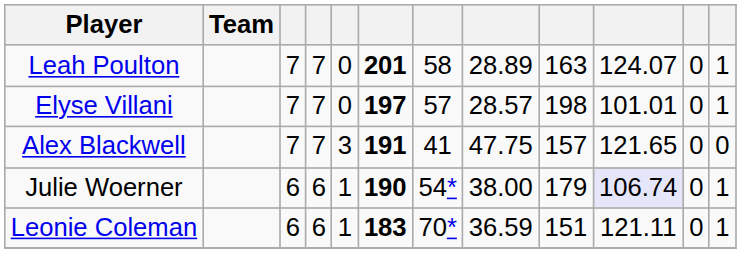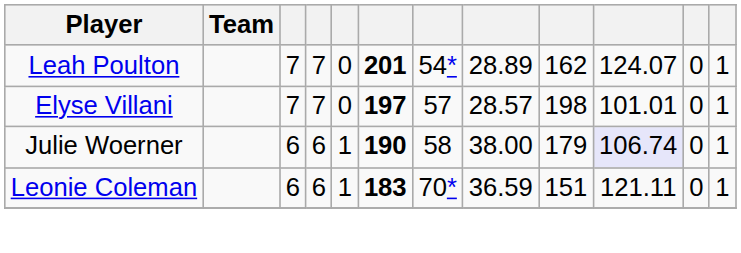(438, 65) 58 -> (438, 65) 54*
(566, 65) 163 -> (566, 65) 162
- row: (104, 146)
(438, 187) 54* -> (438, 146) 58
